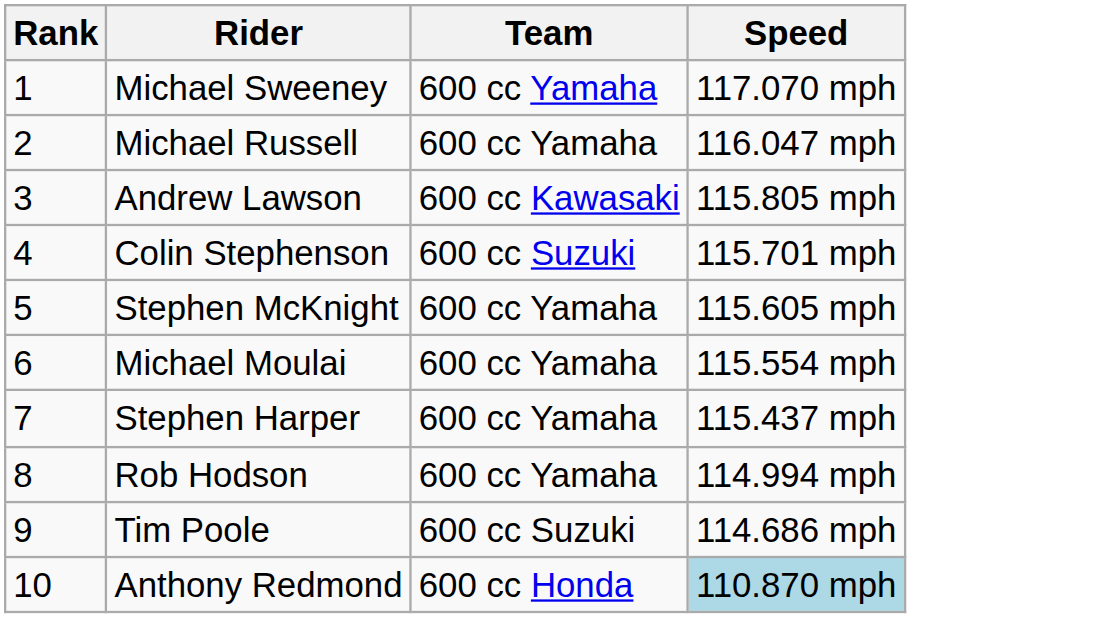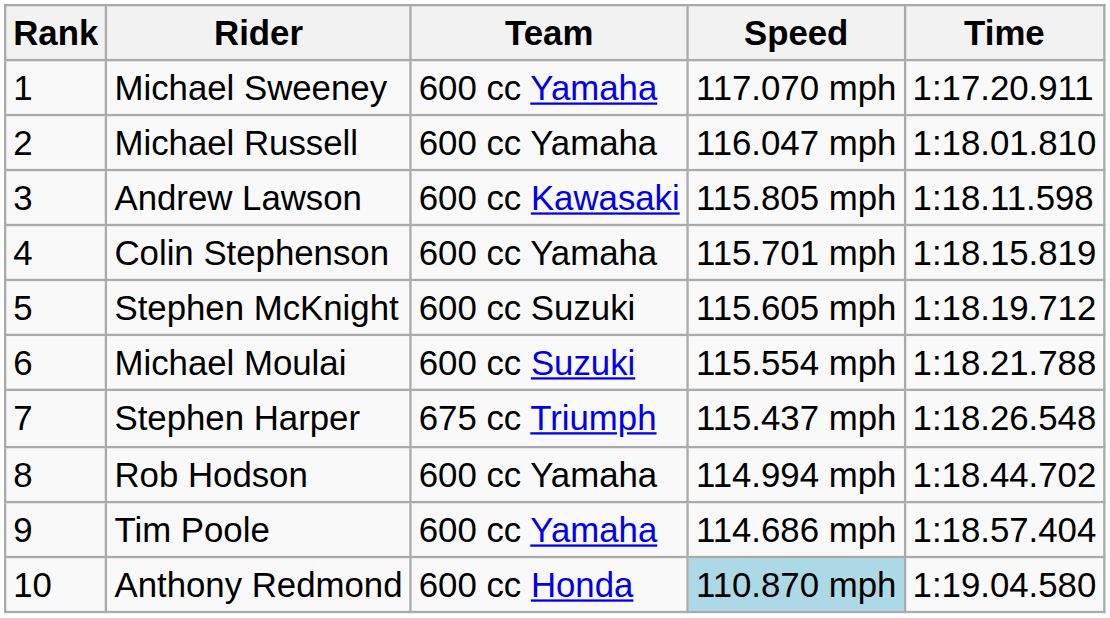+ column: (1004, 33)
(527, 253) 600 cc Suzuki -> (538, 253) 600 cc Yamaha
(538, 308) 600 cc Yamaha -> (527, 308) 600 cc Suzuki
(538, 364) 600 cc Yamaha -> (527, 364) 600 cc Suzuki
(538, 419) 600 cc Yamaha -> (538, 419) 675 cc Triumph
(527, 529) 600 cc Suzuki -> (538, 529) 600 cc Yamaha
